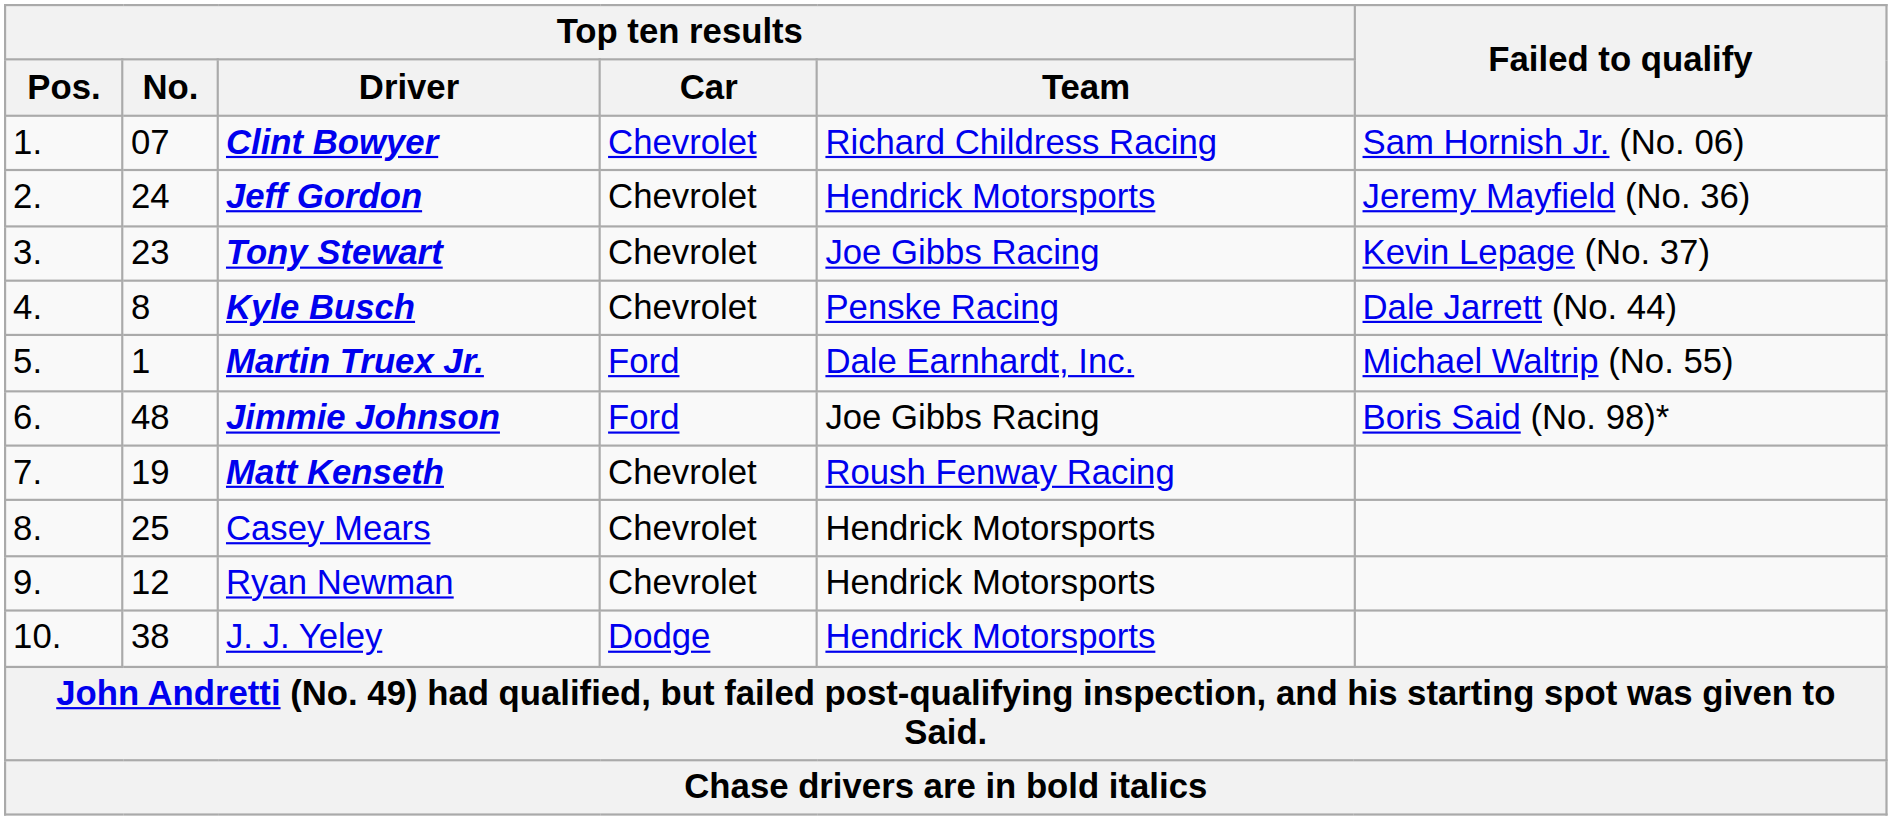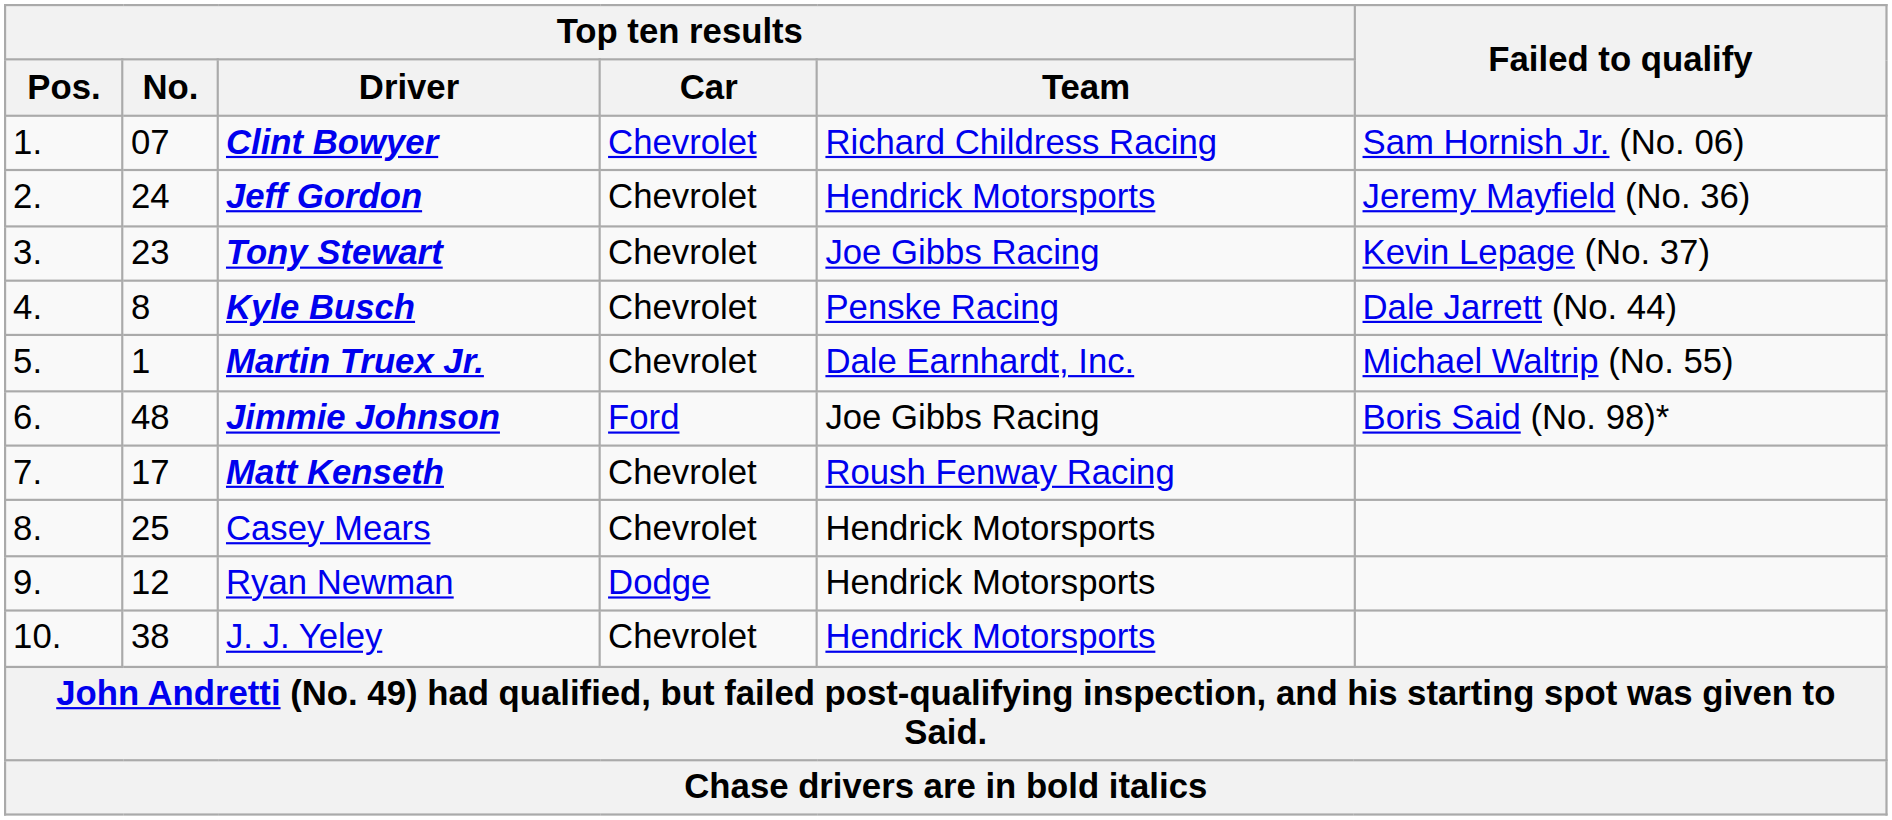(644, 362) Ford -> (682, 362) Chevrolet
(150, 472) 19 -> (150, 472) 17
(682, 582) Chevrolet -> (659, 582) Dodge
(659, 637) Dodge -> (682, 637) Chevrolet
